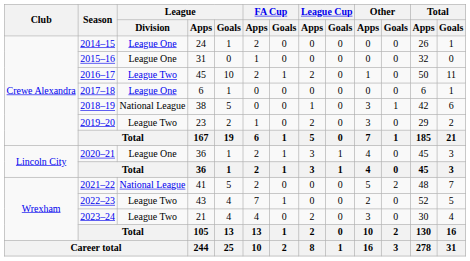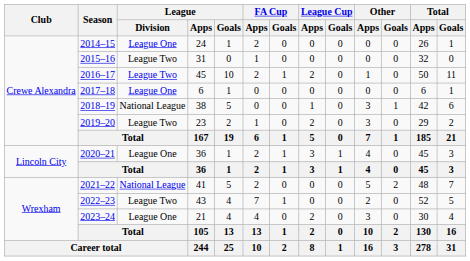(153, 59) League One -> (153, 59) League Two
(153, 216) League Two -> (153, 216) League One
